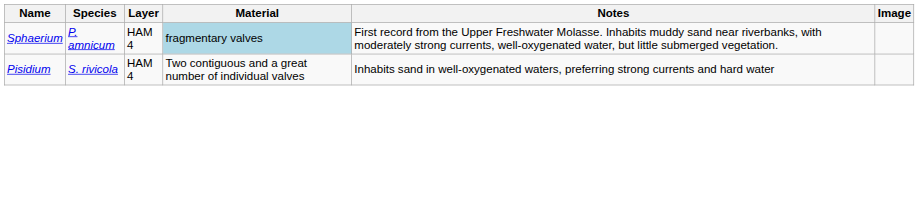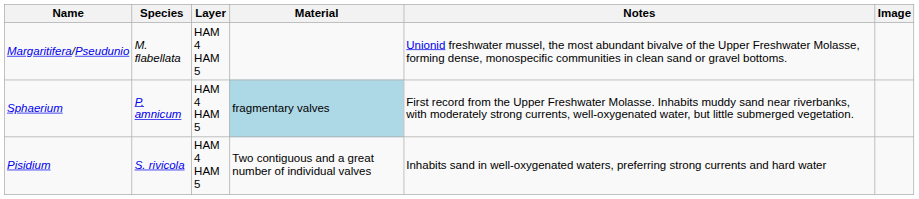+ row: (68, 51)
(140, 38) HAM 4 -> (207, 108) HAM 4 HAM 5
(140, 69) HAM 4 -> (207, 165) HAM 4 HAM 5
